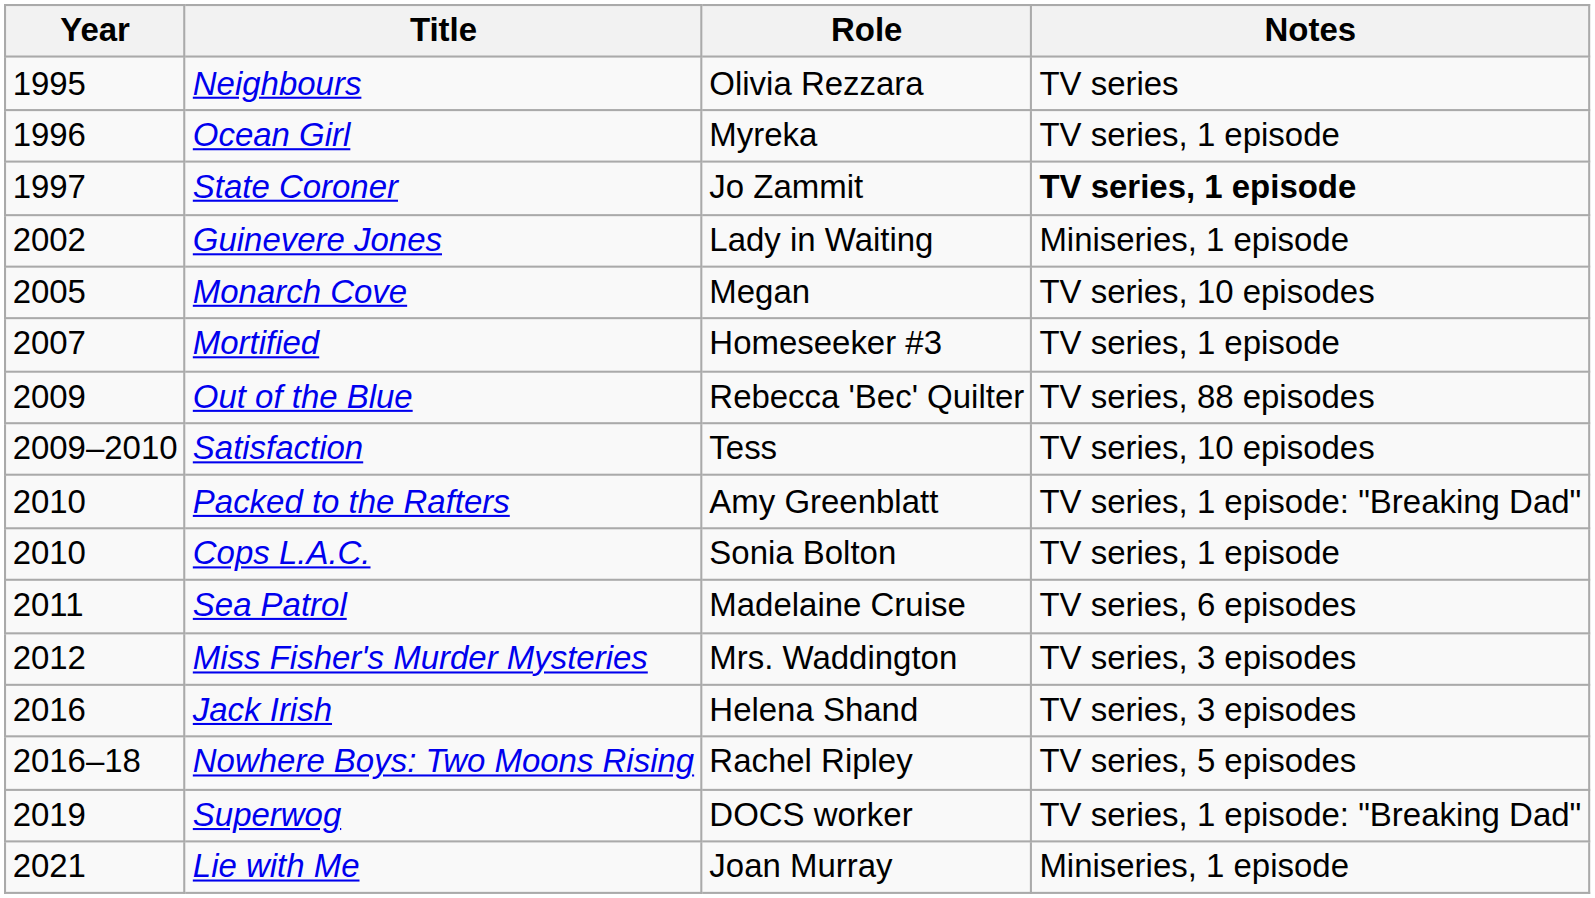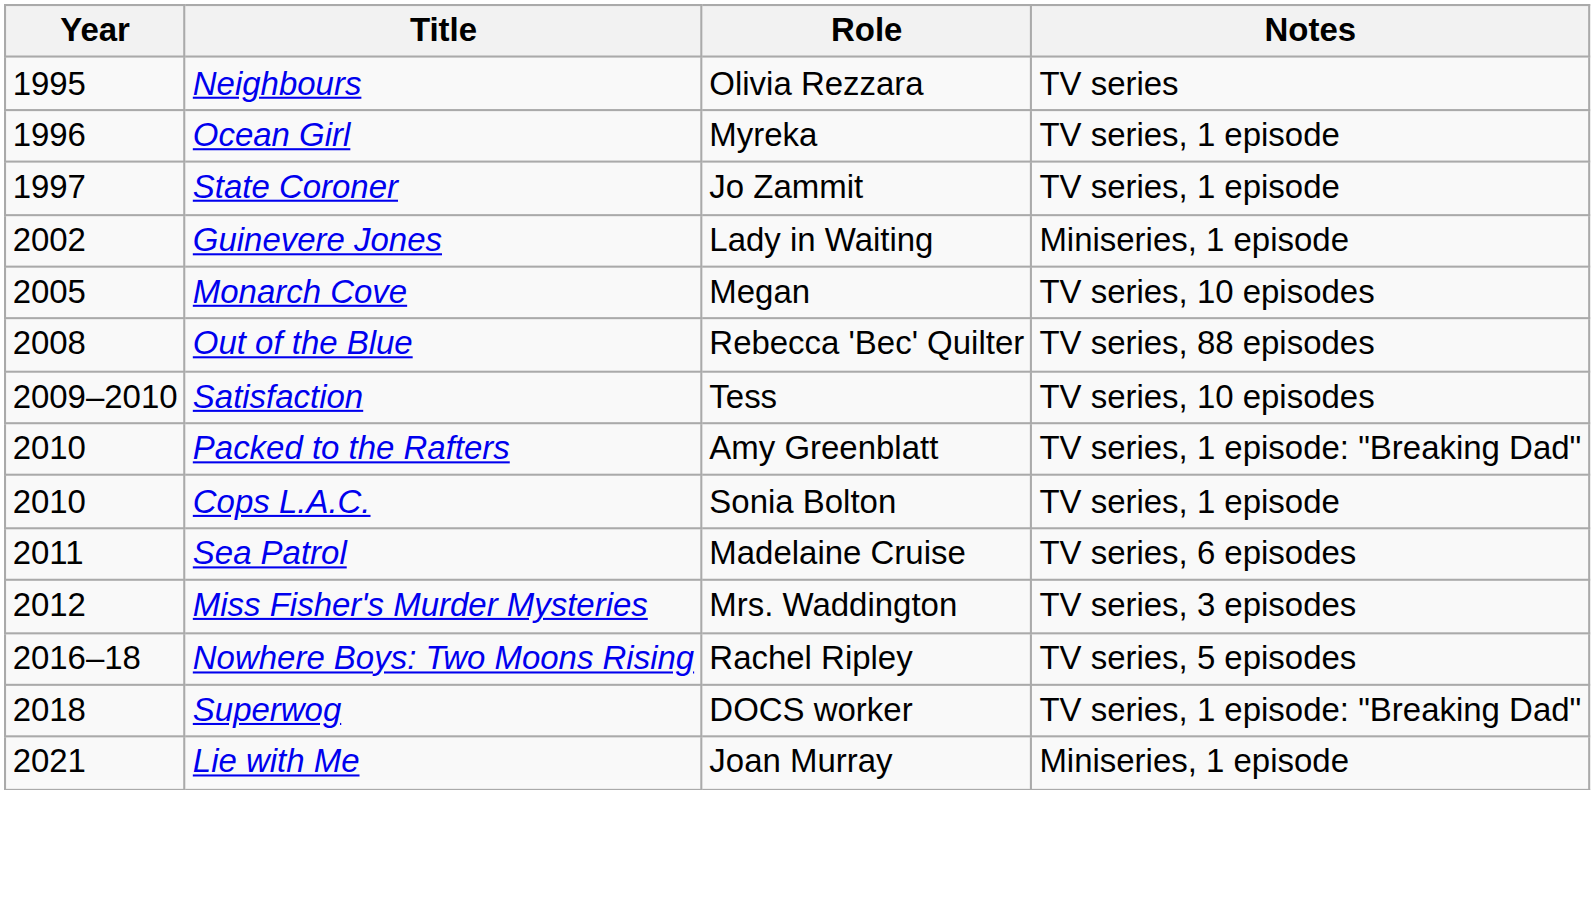(1198, 187) bold -> (1190, 187) normal
- row: (256, 344)
(49, 396) 2009 -> (49, 344) 2008
- row: (262, 710)
(49, 814) 2019 -> (49, 710) 2018
